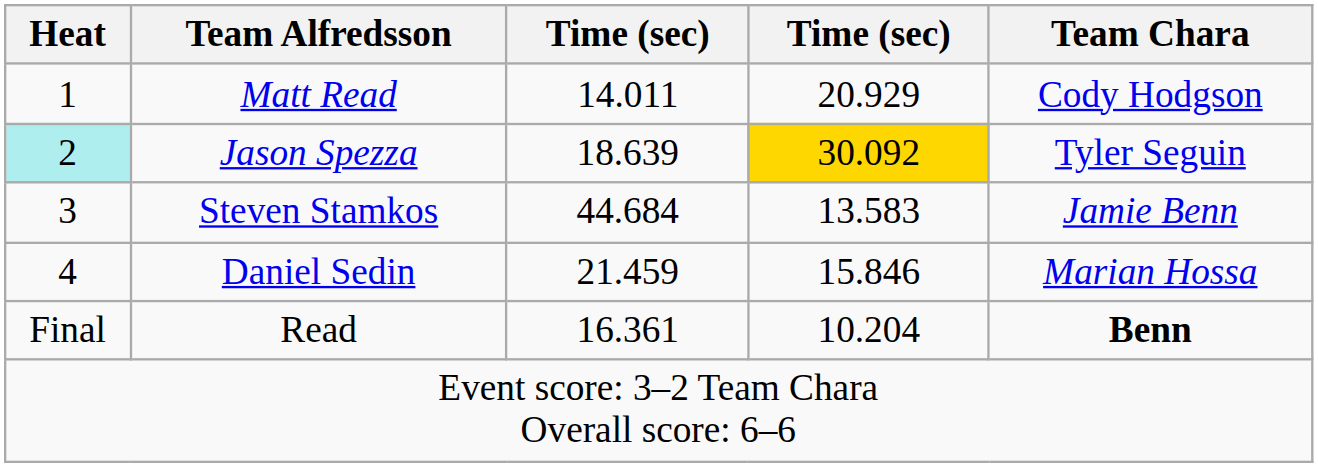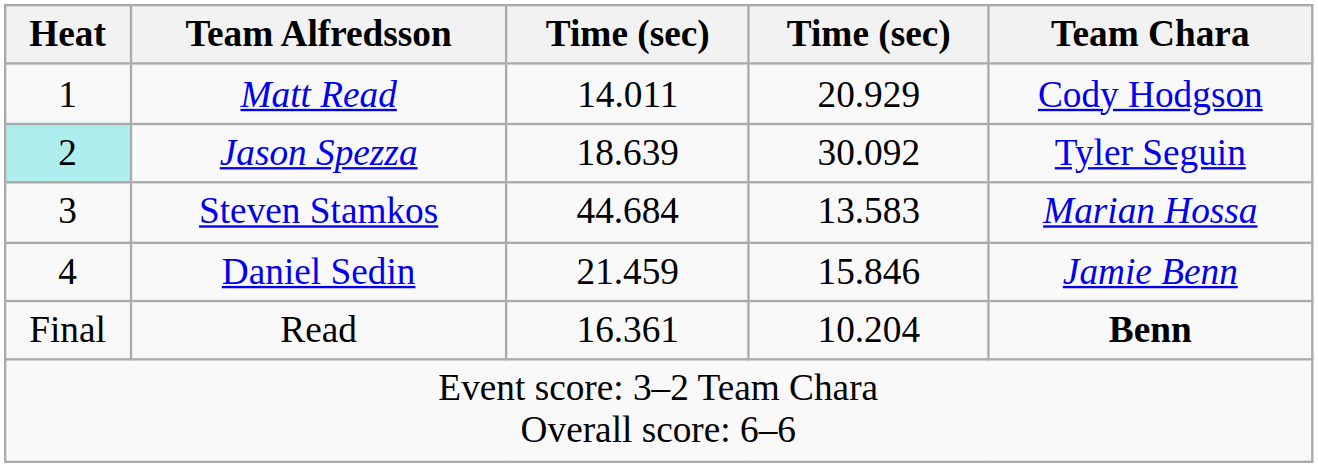(869, 152) gold background -> (869, 152) no background
(1150, 211) Jamie Benn -> (1150, 211) Marian Hossa
(1150, 270) Marian Hossa -> (1150, 270) Jamie Benn
